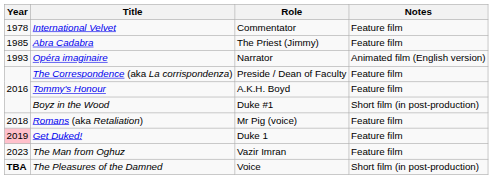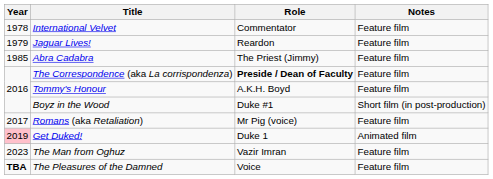+ row: (62, 43)
- row: (70, 58)
(292, 74) normal -> (295, 74) bold
(17, 120) 2018 -> (17, 120) 2017
(377, 136) Feature film -> (387, 136) Animated film
(415, 167) Short film (in post-production) -> (383, 167) Feature film
